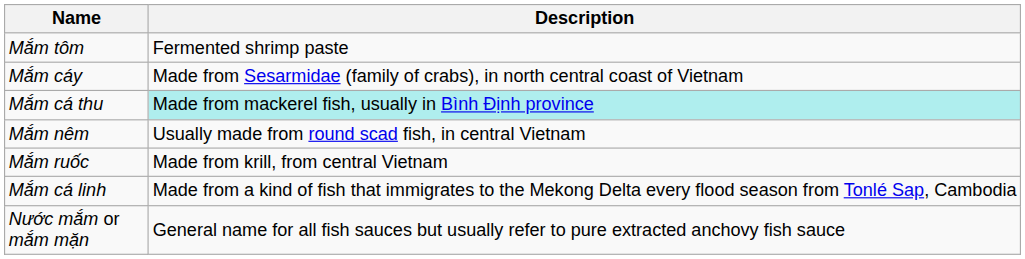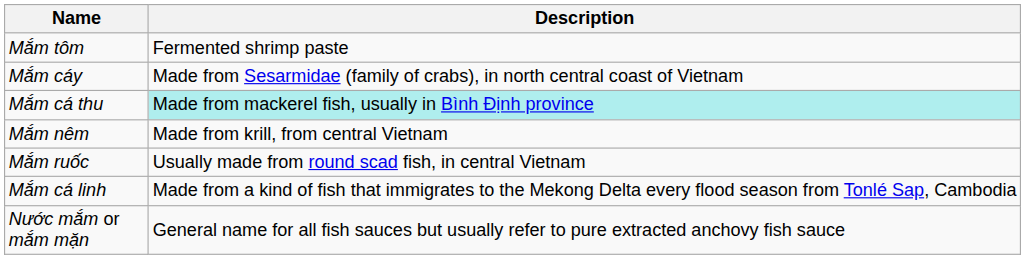(369, 133) Usually made from round scad fish, in central Vietnam -> (300, 133) Made from krill, from central Vietnam
(300, 162) Made from krill, from central Vietnam -> (369, 162) Usually made from round scad fish, in central Vietnam
